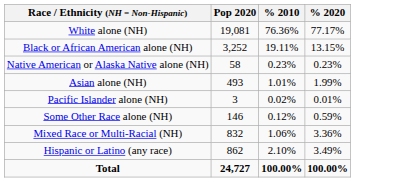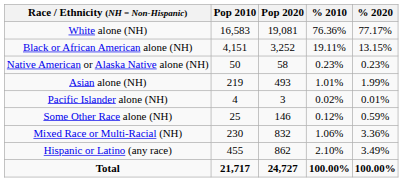+ column: (235, 13)
